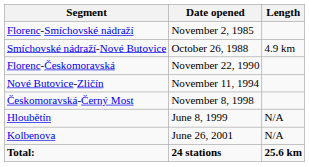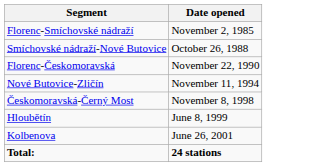- column: (283, 13)
